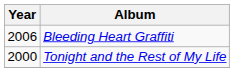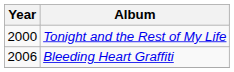rows swapped: (135, 57) <-> (108, 36)
